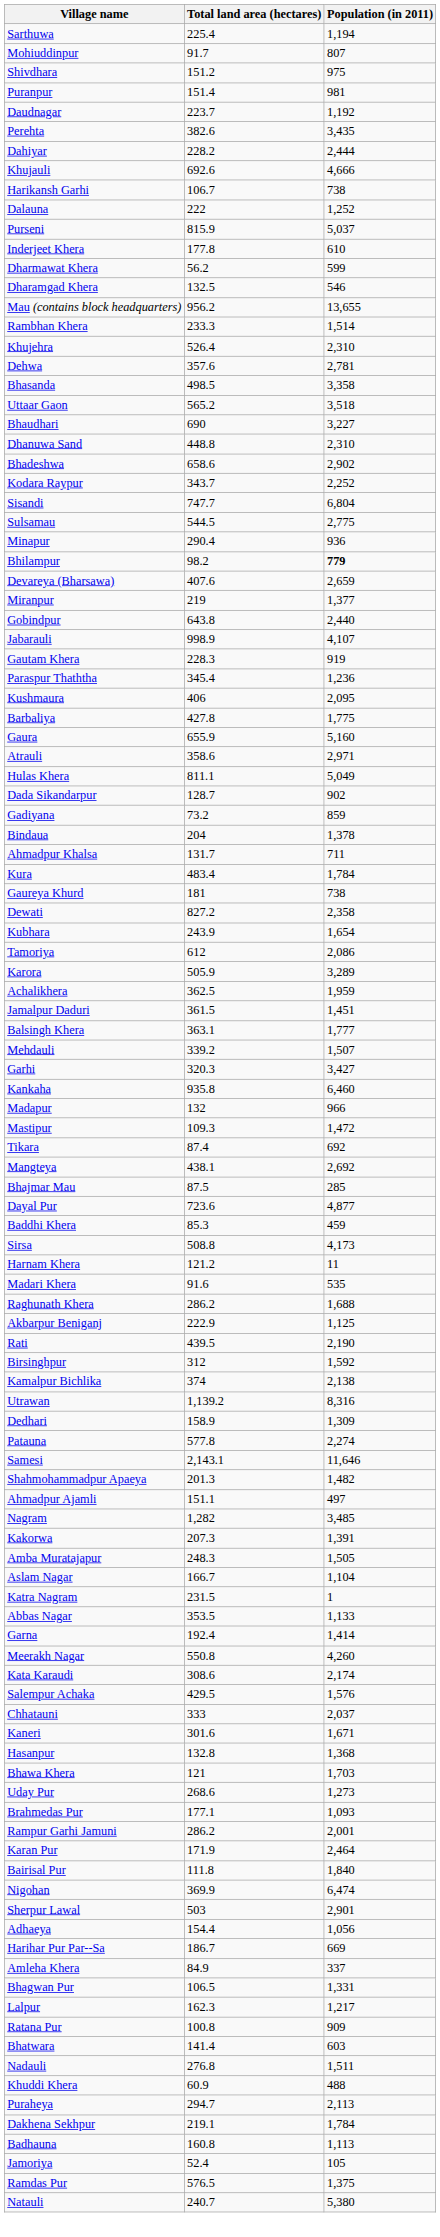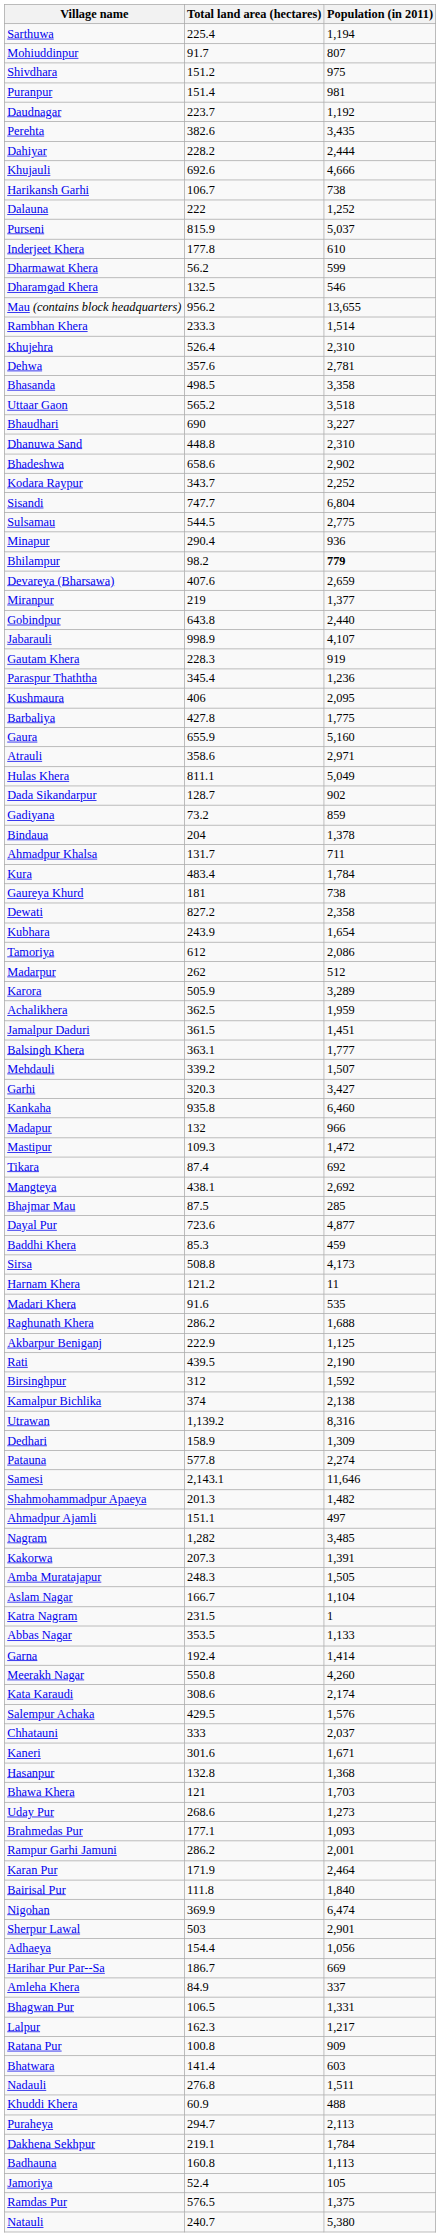+ row: (32, 971)
